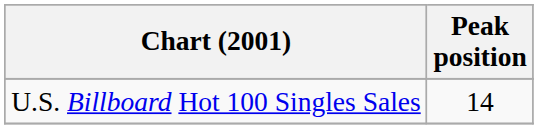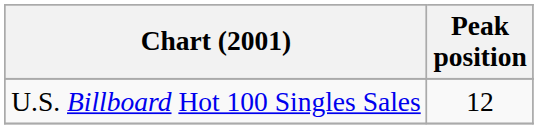(480, 100) 14 -> (480, 100) 12
